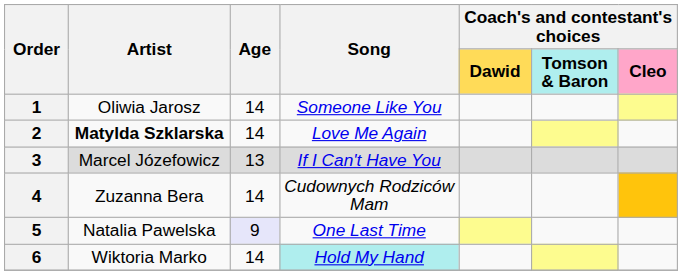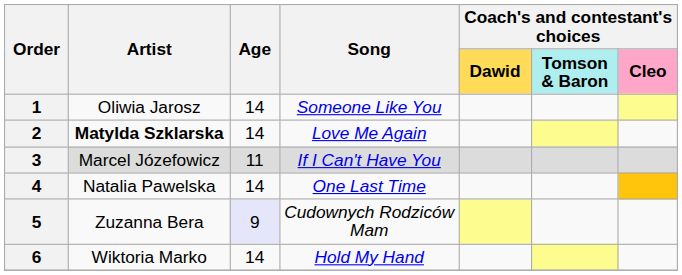(255, 160) 13 -> (255, 160) 11
(149, 195) Zuzanna Bera -> (149, 186) Natalia Pawelska
(369, 195) Cudownych Rodziców Mam -> (369, 186) One Last Time
(149, 231) Natalia Pawelska -> (149, 222) Zuzanna Bera
(369, 231) One Last Time -> (369, 222) Cudownych Rodziców Mam
(369, 257) paleturquoise background -> (369, 257) no background
